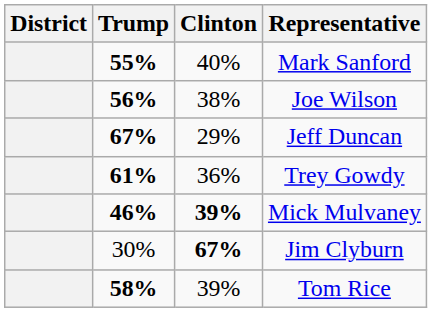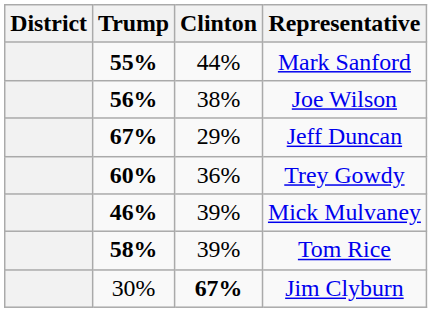(219, 61) 40% -> (219, 61) 44%
(134, 174) 61% -> (134, 174) 60%
(219, 212) bold -> (219, 212) normal
rows swapped: (344, 250) <-> (344, 288)
